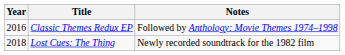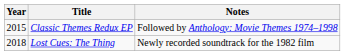(16, 27) 2016 -> (16, 27) 2015
